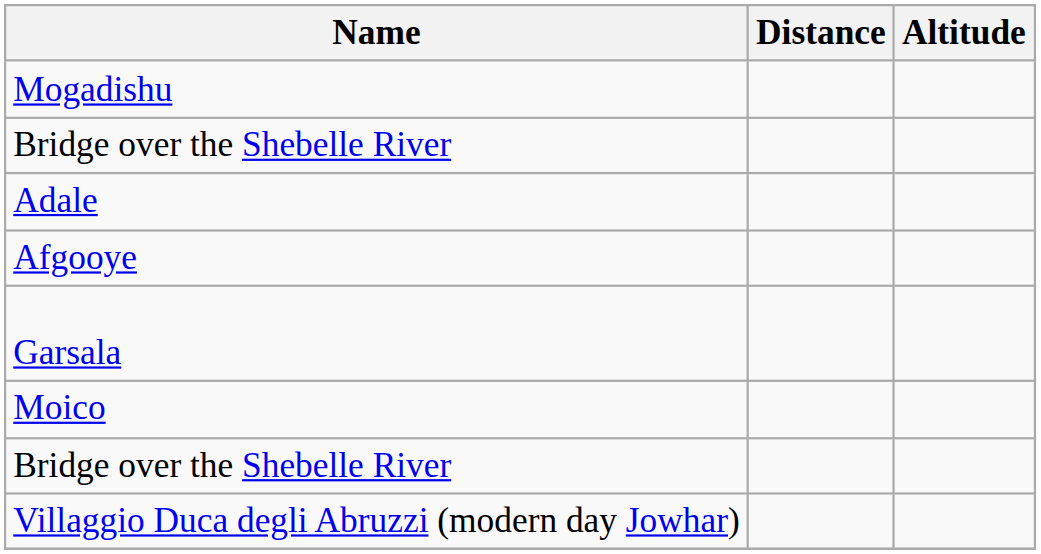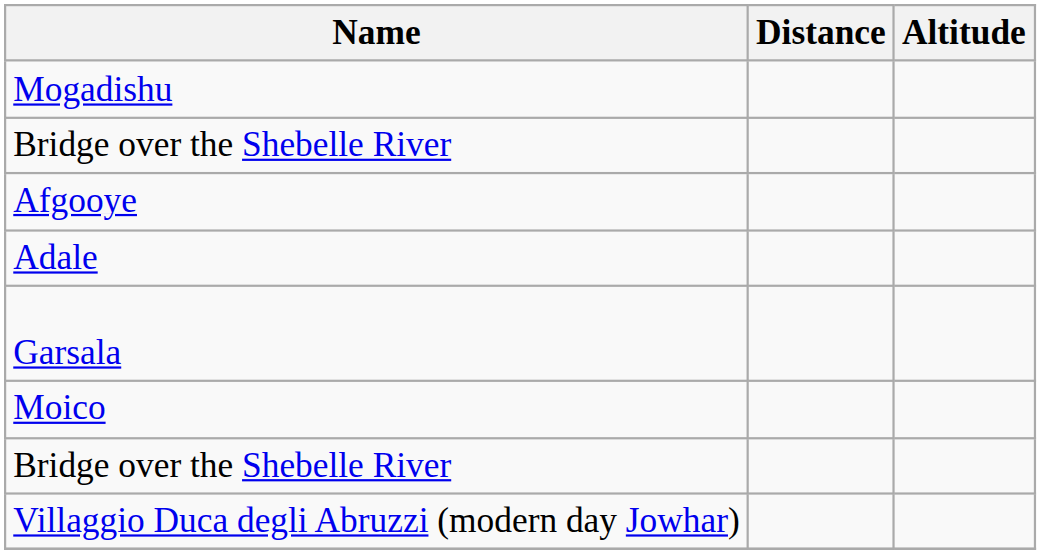rows swapped: (75, 256) <-> (55, 200)
